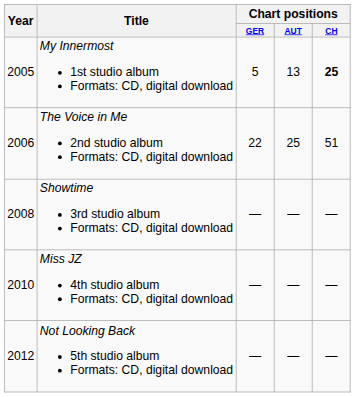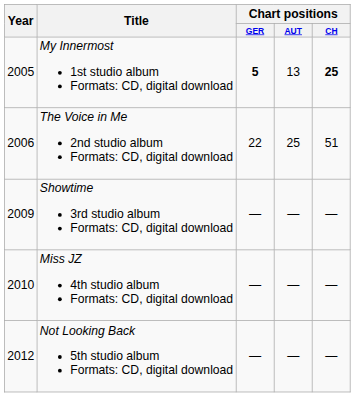(255, 72) normal -> (255, 72) bold
(21, 214) 2008 -> (21, 214) 2009
